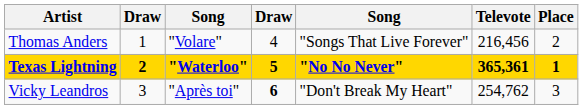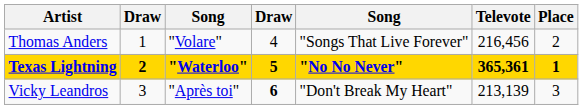(503, 91) 254,762 -> (503, 91) 213,139
